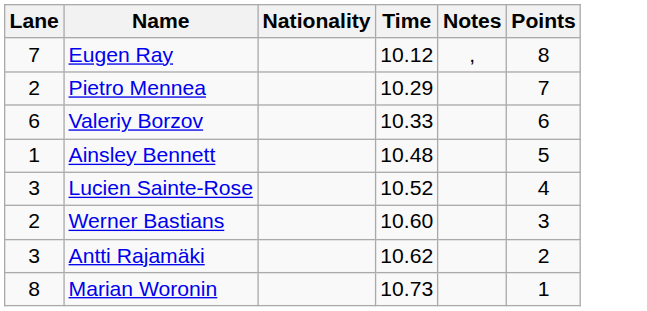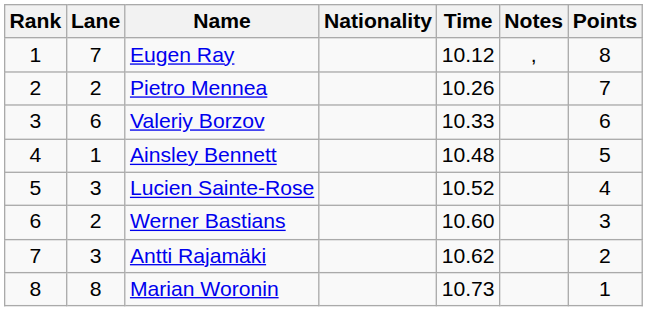+ column: (35, 21)
(407, 88) 10.29 -> (468, 88) 10.26
